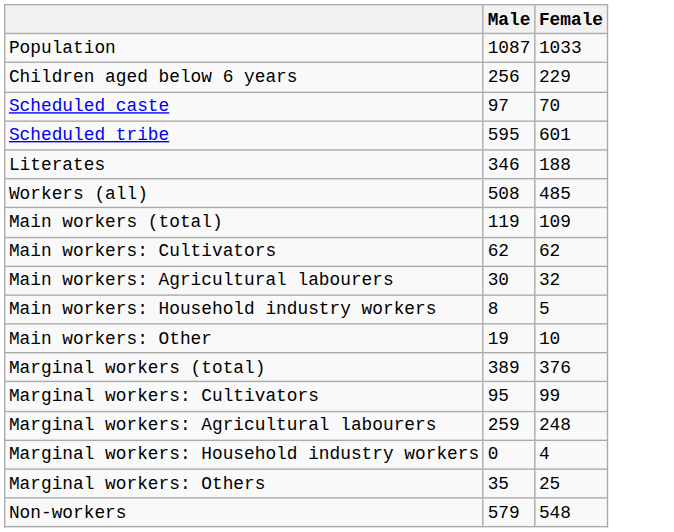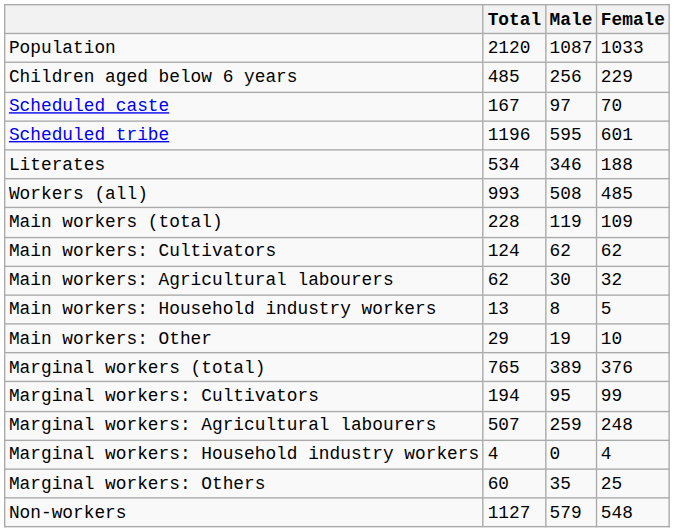+ column: (514, 19)
